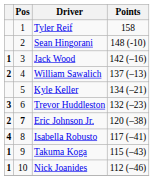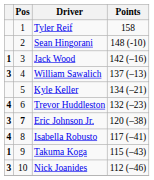(9, 74) 2 -> (9, 74) 3
(9, 105) 3 -> (9, 105) 4
(9, 121) 2 -> (9, 121) 3
(9, 167) 1 -> (9, 167) 3
